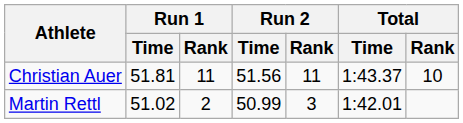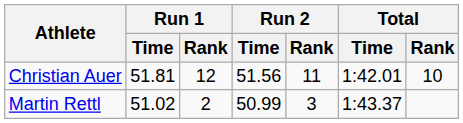(206, 76) 11 -> (206, 76) 12
(372, 76) 1:43.37 -> (372, 76) 1:42.01
(372, 105) 1:42.01 -> (372, 105) 1:43.37
